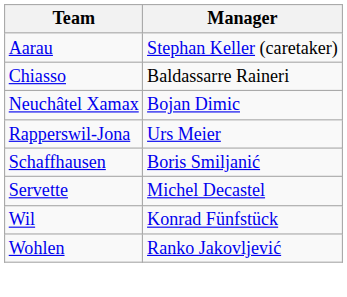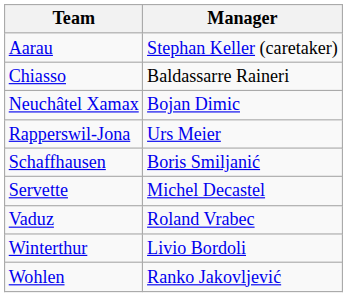+ row: (31, 219)
- row: (22, 219)
+ row: (48, 248)
